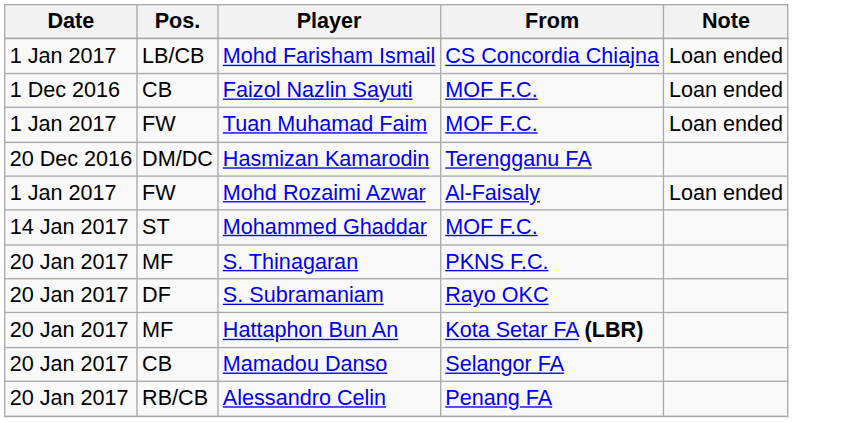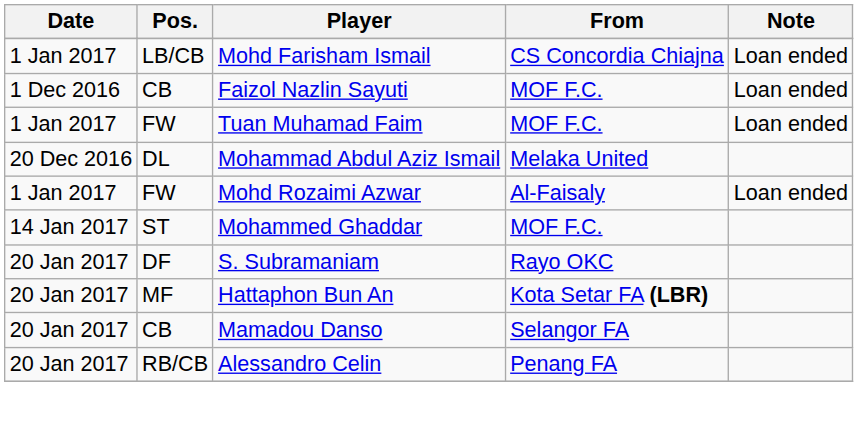+ row: (359, 158)
- row: (326, 158)
- row: (290, 261)
